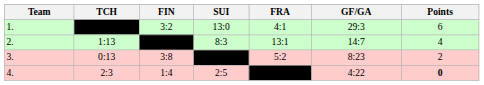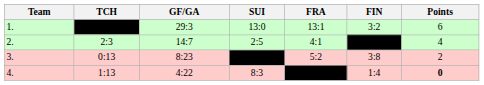columns swapped: (166, 12) <-> (356, 12)
(280, 27) 4:1 -> (316, 27) 13:1
(107, 42) 1:13 -> (107, 42) 2:3
(221, 42) 8:3 -> (257, 42) 2:5
(280, 42) 13:1 -> (316, 42) 4:1
(107, 73) 2:3 -> (107, 73) 1:13
(221, 73) 2:5 -> (257, 73) 8:3
